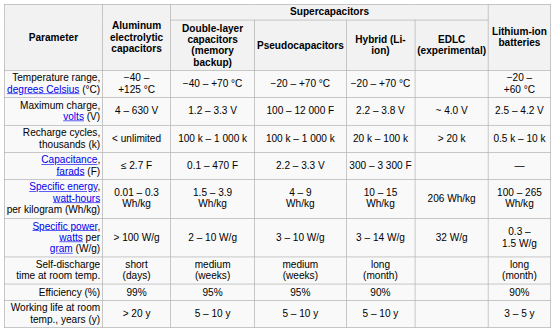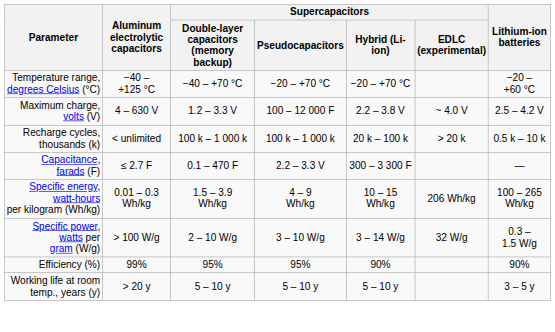- row: (58, 270)
